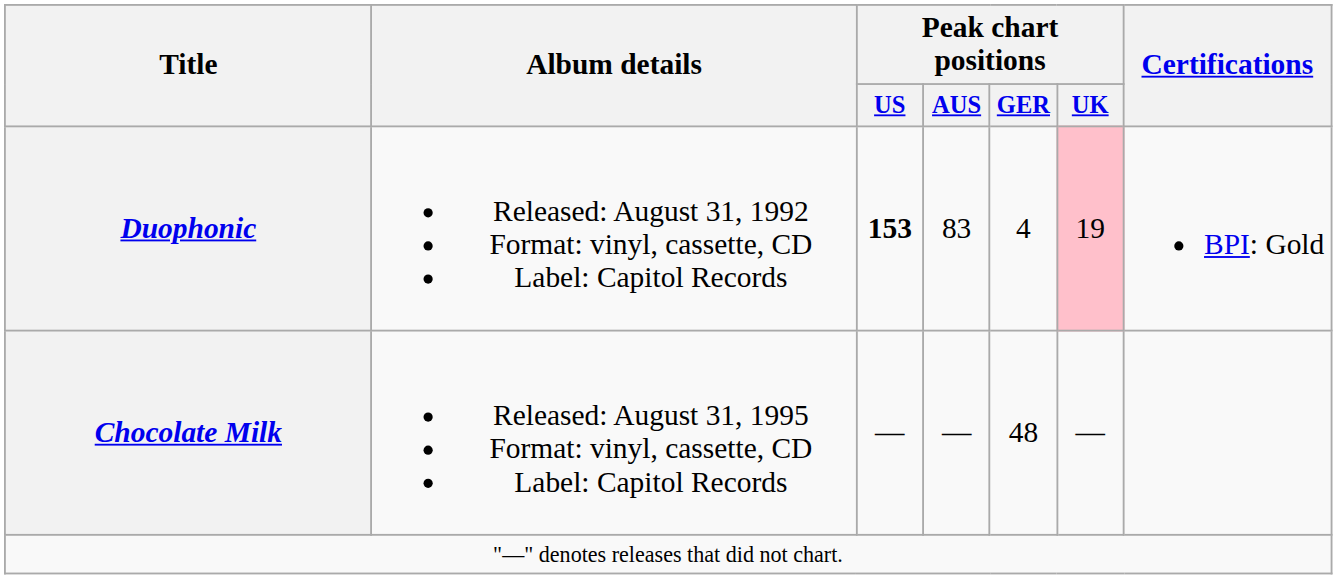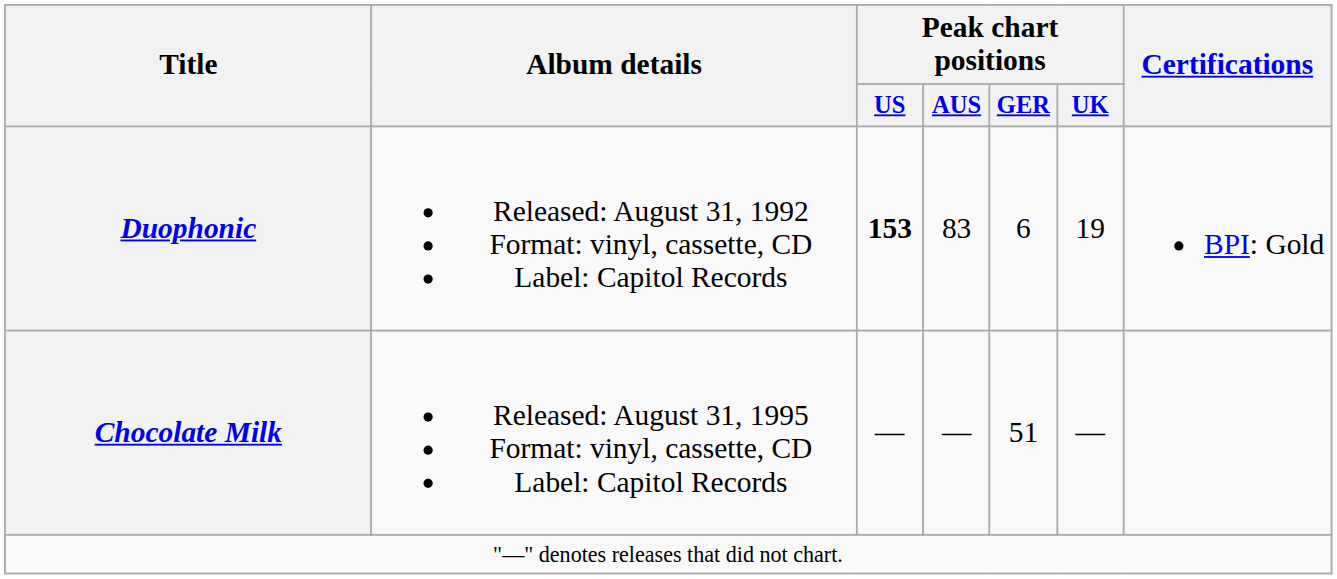(1023, 227) 4 -> (1023, 227) 6
(1090, 227) pink background -> (1090, 227) no background
(1023, 432) 48 -> (1023, 432) 51
